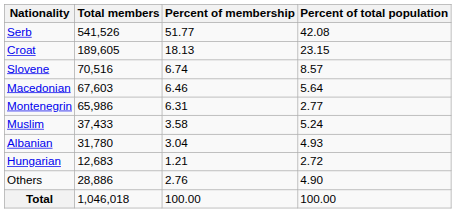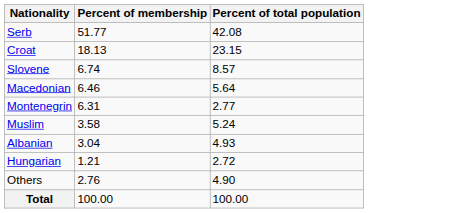- column: (118, 13)
